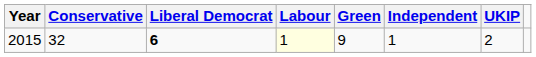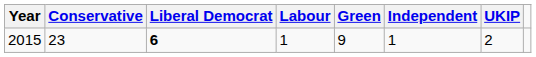(57, 40) 32 -> (57, 40) 23
(284, 40) lightyellow background -> (284, 40) no background
